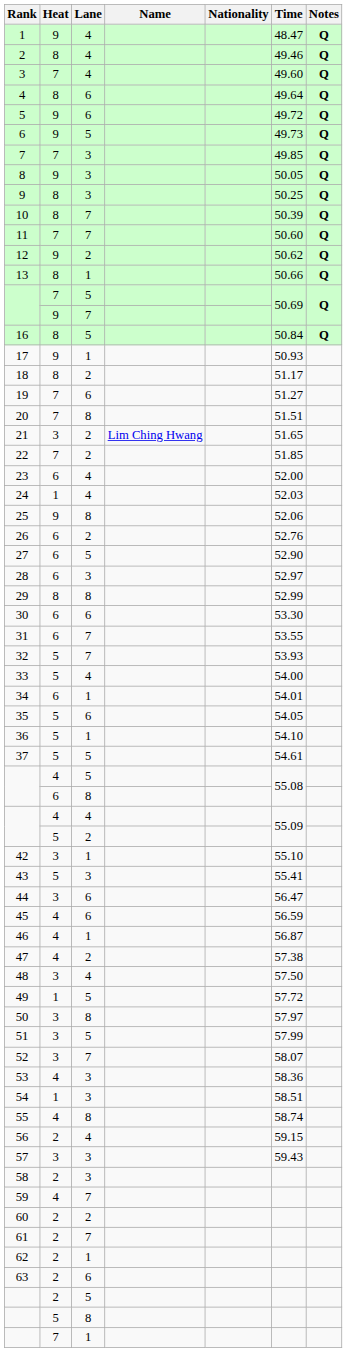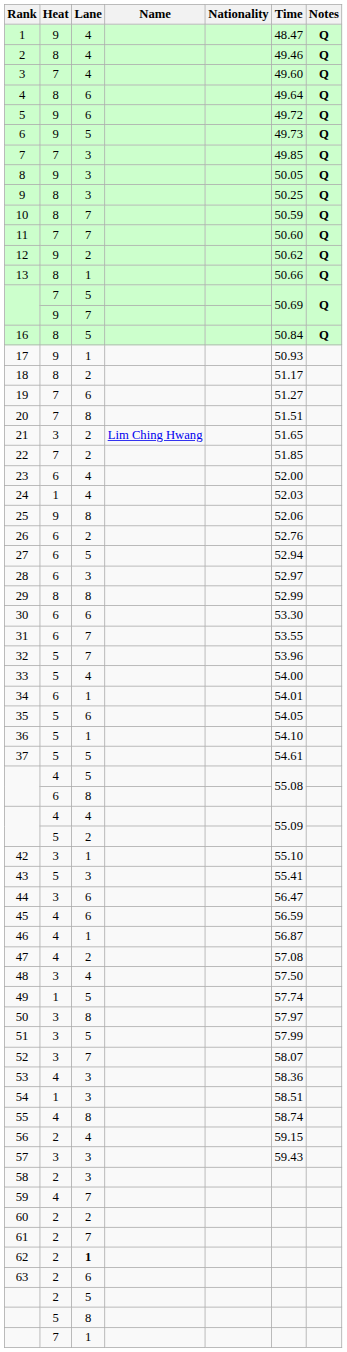(289, 214) 50.39 -> (289, 214) 50.59
(289, 555) 52.90 -> (289, 555) 52.94
(289, 656) 53.93 -> (289, 656) 53.96
(289, 956) 57.38 -> (289, 956) 57.08
(289, 996) 57.72 -> (289, 996) 57.74
(88, 1257) normal -> (88, 1257) bold
